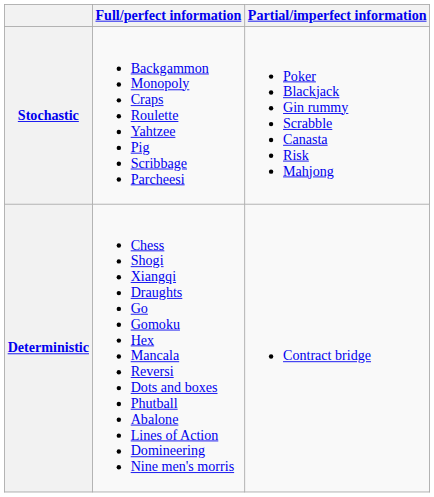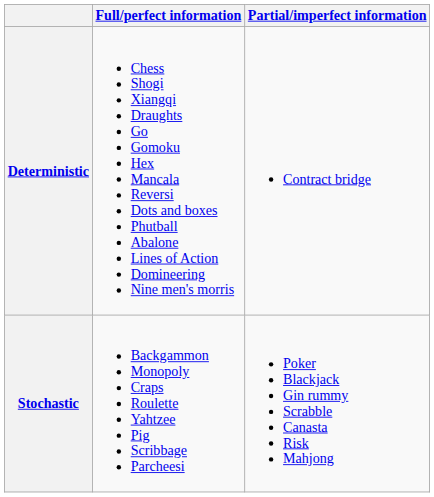rows swapped: (48, 348) <-> (48, 115)
